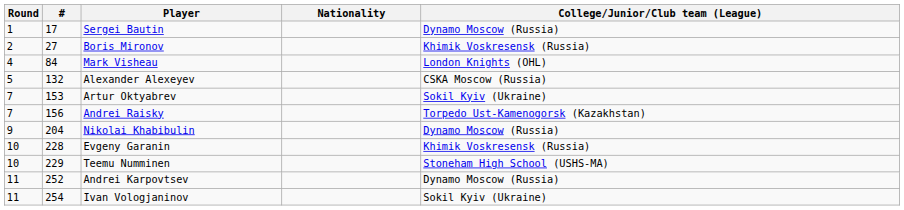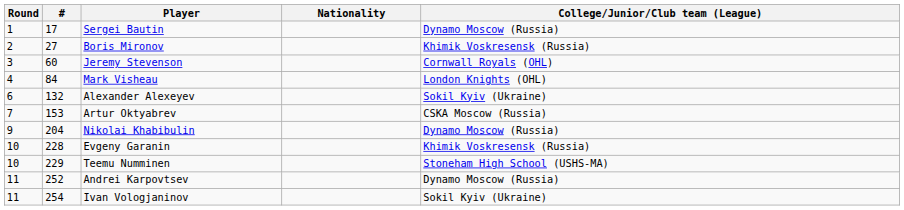+ row: (133, 63)
(10, 80) 5 -> (10, 96) 6
(485, 80) CSKA Moscow (Russia) -> (485, 96) Sokil Kyiv (Ukraine)
(485, 96) Sokil Kyiv (Ukraine) -> (485, 113) CSKA Moscow (Russia)
- row: (124, 113)
